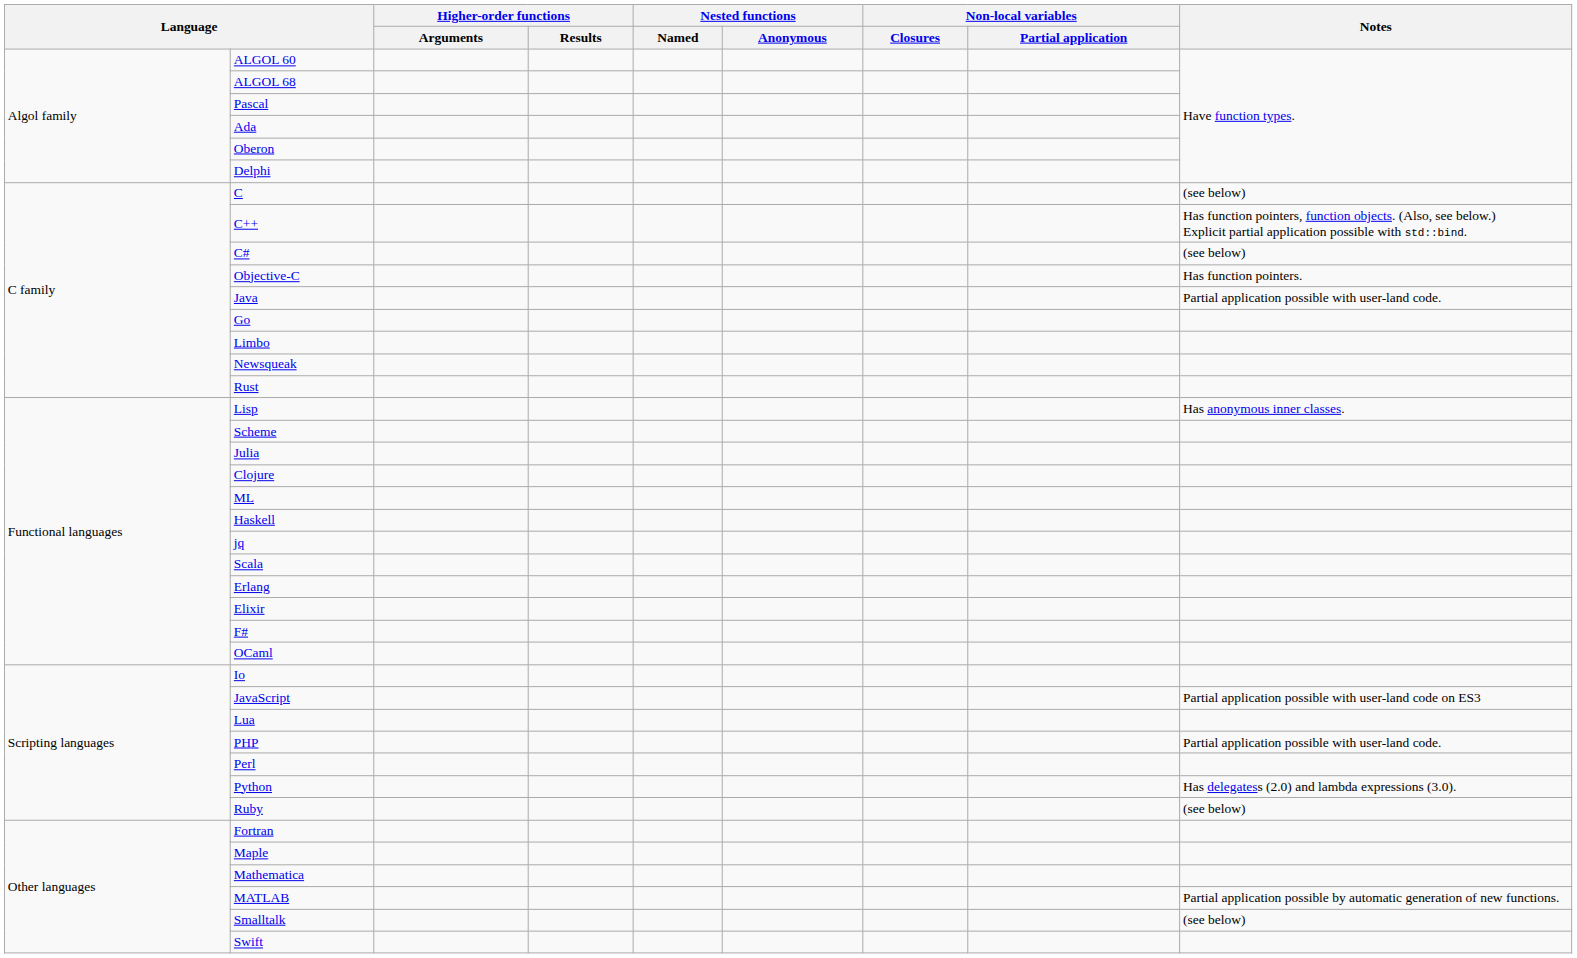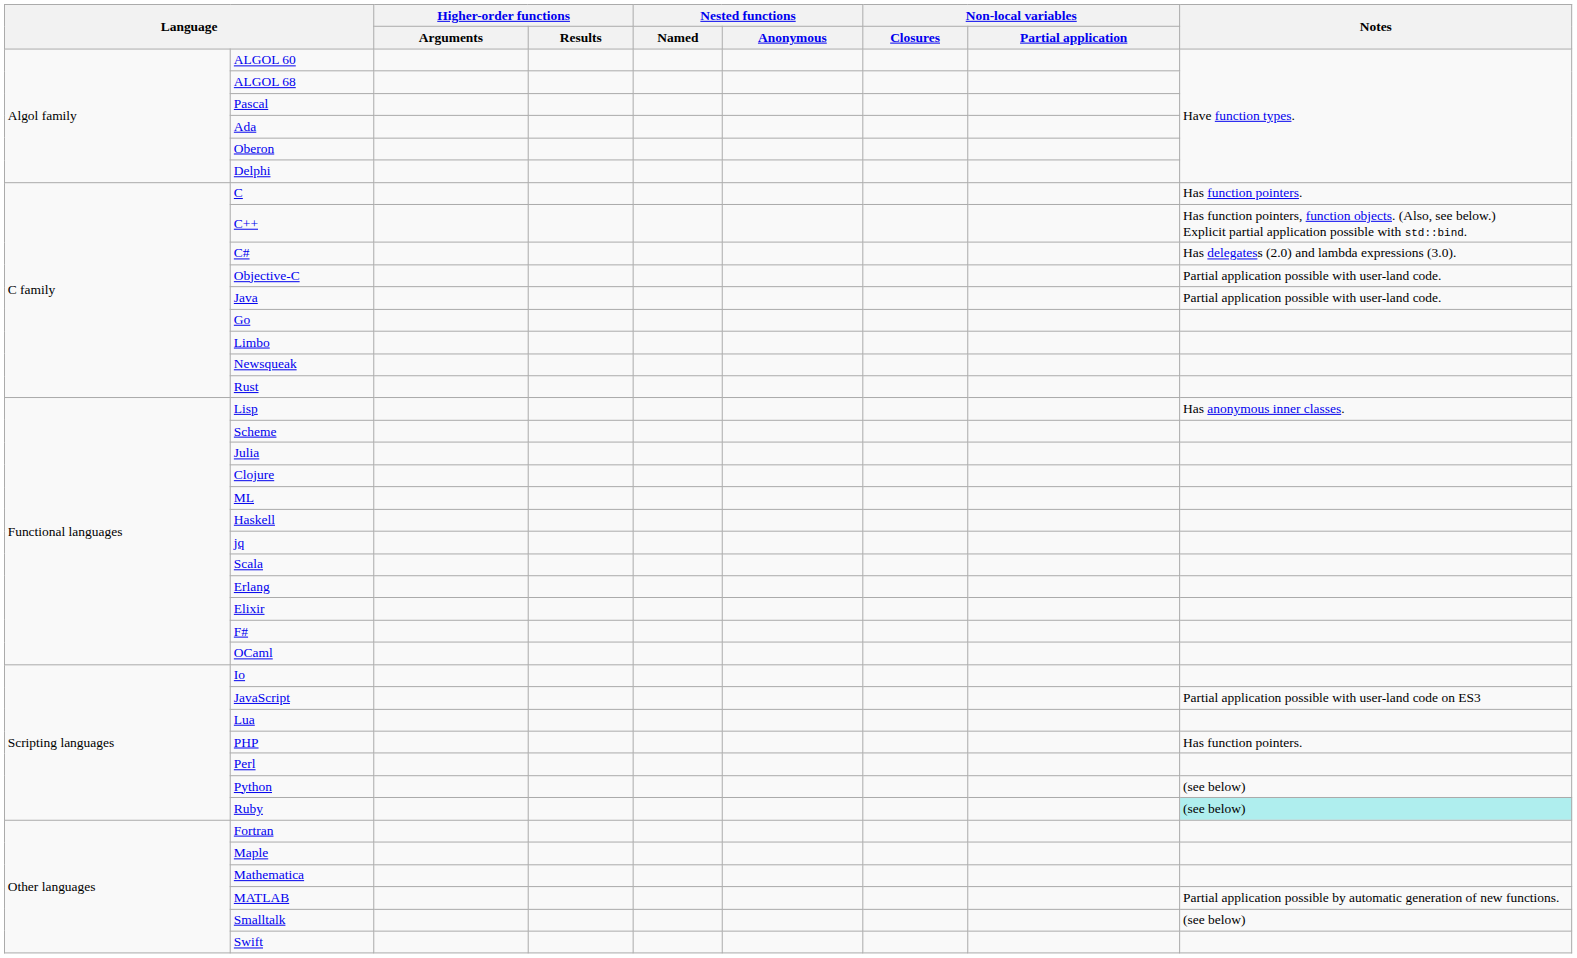(1214, 192) (see below) -> (1243, 192) Has function pointers.
(1214, 253) (see below) -> (1320, 253) Has delegatess (2.0) and lambda expressions (3.0).
(1243, 275) Has function pointers. -> (1312, 275) Partial application possible with user-land code.
(1312, 741) Partial application possible with user-land code. -> (1243, 741) Has function pointers.
(1320, 786) Has delegatess (2.0) and lambda expressions (3.0). -> (1214, 786) (see below)
(1214, 808) no background -> (1214, 808) paleturquoise background
